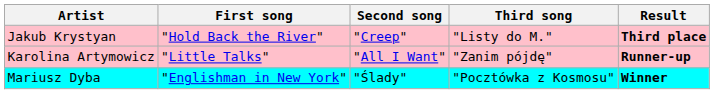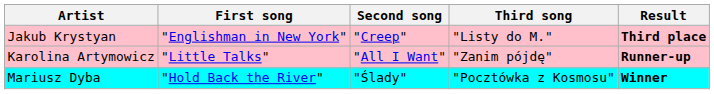(242, 36) "Hold Back the River" -> (254, 36) "Englishman in New York"
(254, 78) "Englishman in New York" -> (242, 78) "Hold Back the River"
